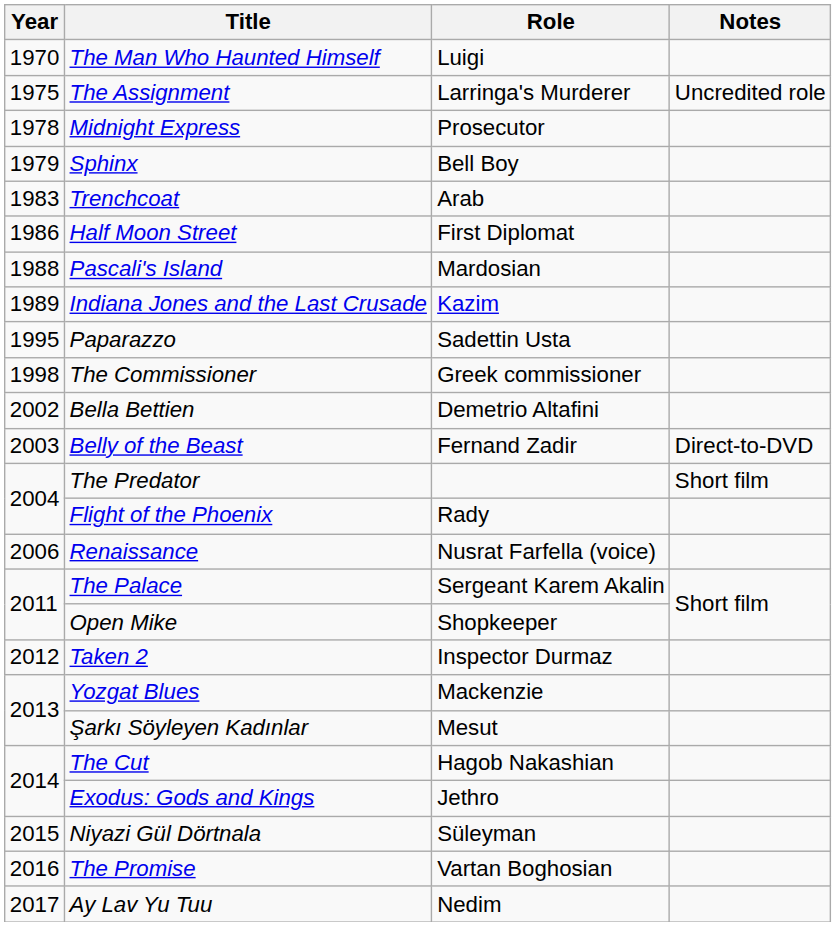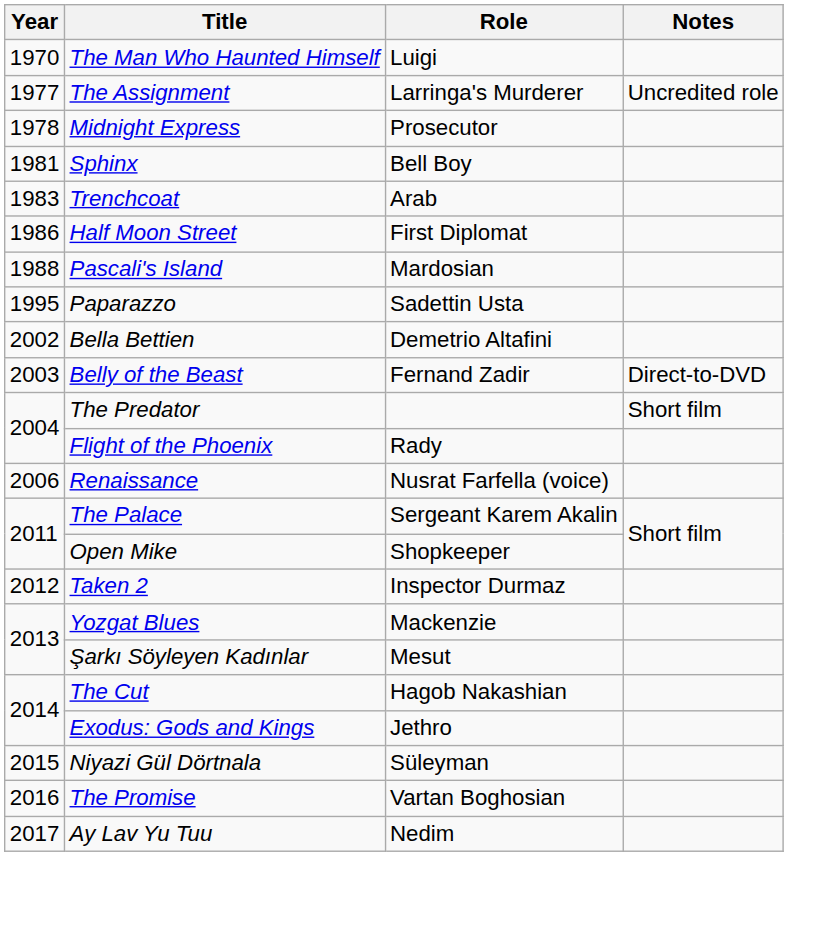(35, 92) 1975 -> (35, 92) 1977
(35, 163) 1979 -> (35, 163) 1981
- row: (248, 304)
- row: (163, 374)
